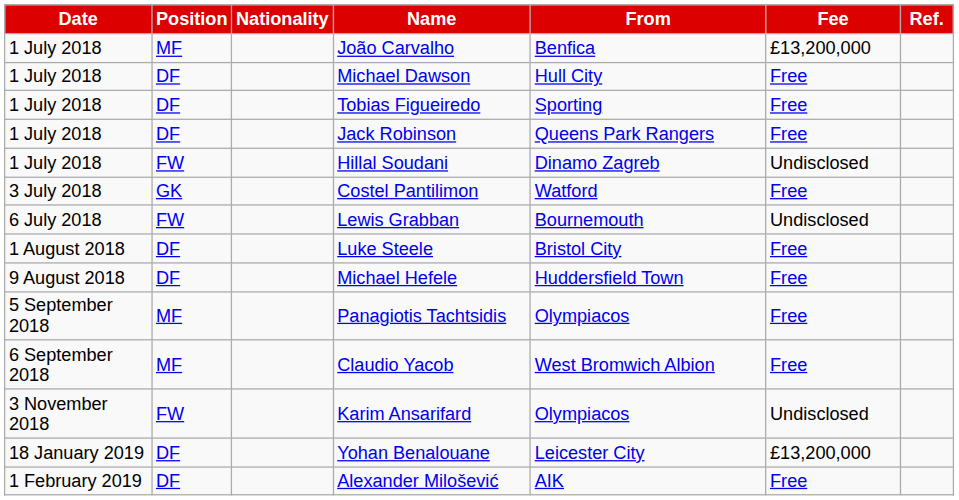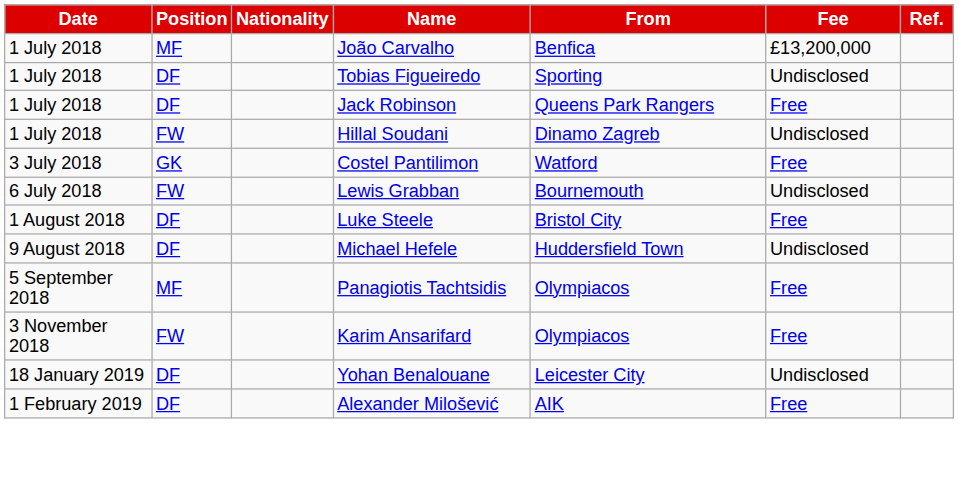- row: (404, 77)
(789, 105) Free -> (819, 77) Undisclosed
(789, 277) Free -> (819, 249) Undisclosed
- row: (395, 365)
(819, 414) Undisclosed -> (789, 336) Free
(820, 452) £13,200,000 -> (819, 375) Undisclosed
